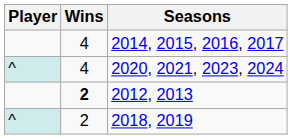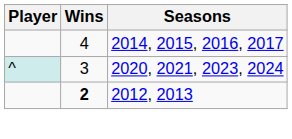(84, 69) 4 -> (84, 69) 3
- row: (152, 120)
